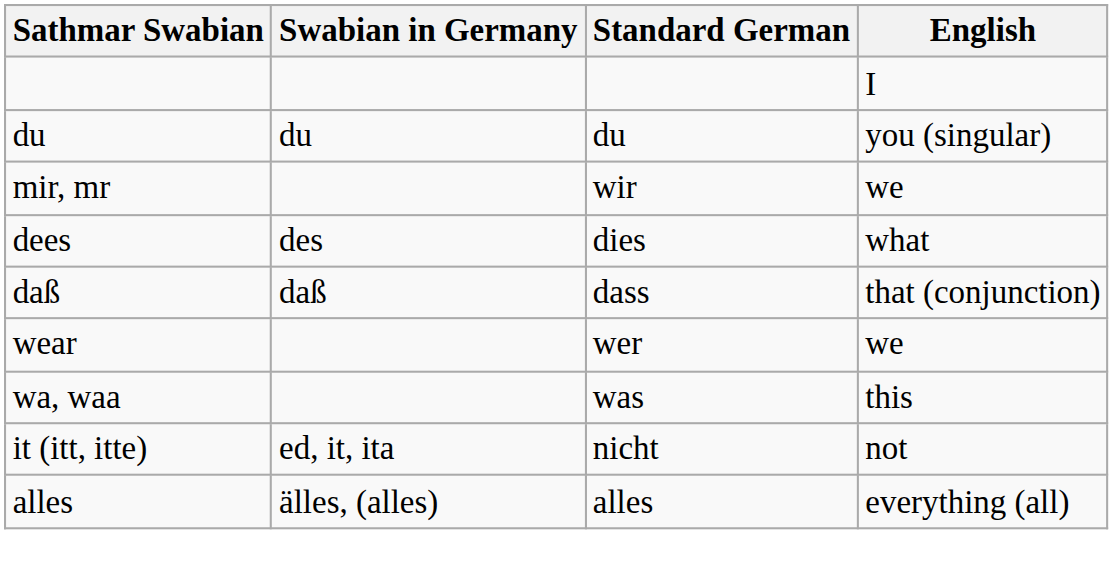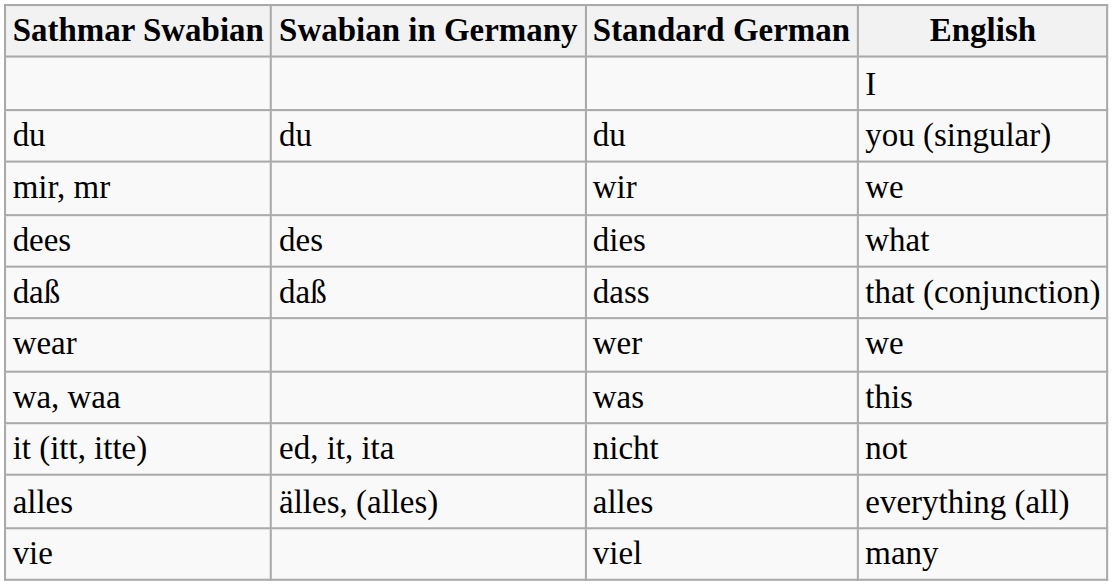+ row: (33, 553)
